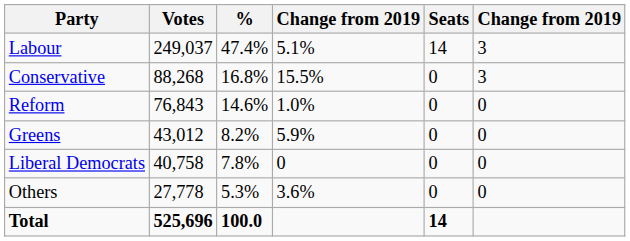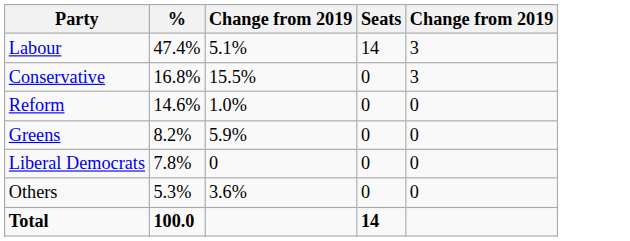- column: (183, 18)
